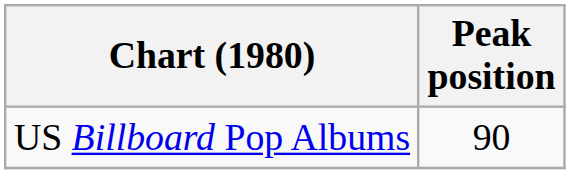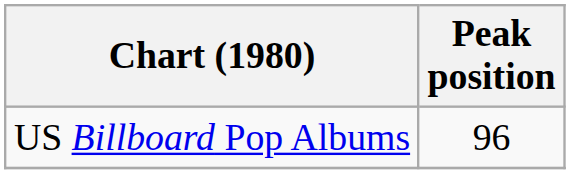(492, 136) 90 -> (492, 136) 96
